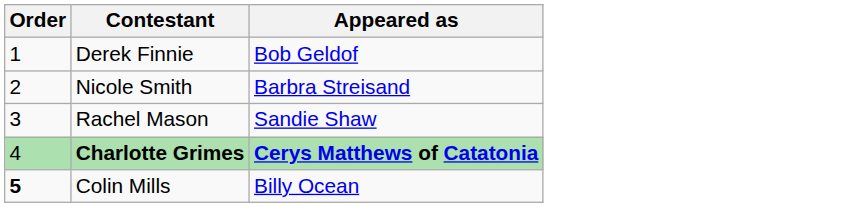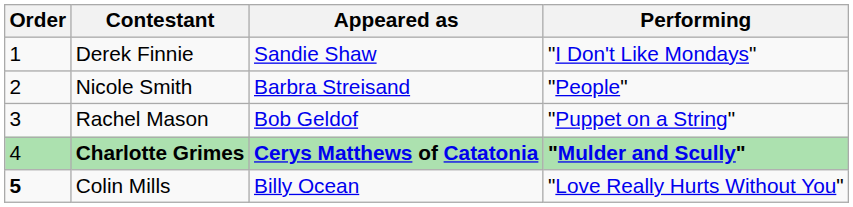+ column: (696, 20)
(306, 53) Bob Geldof -> (315, 53) Sandie Shaw
(315, 119) Sandie Shaw -> (306, 119) Bob Geldof
